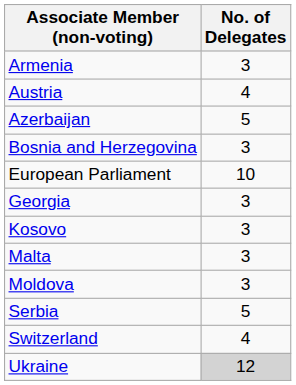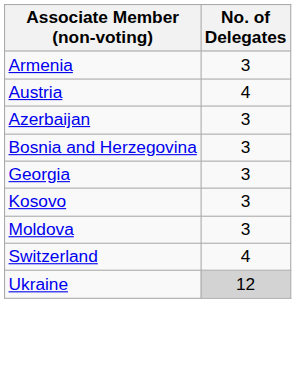(246, 119) 5 -> (246, 119) 3
- row: (90, 174)
- row: (30, 256)
- row: (33, 311)
